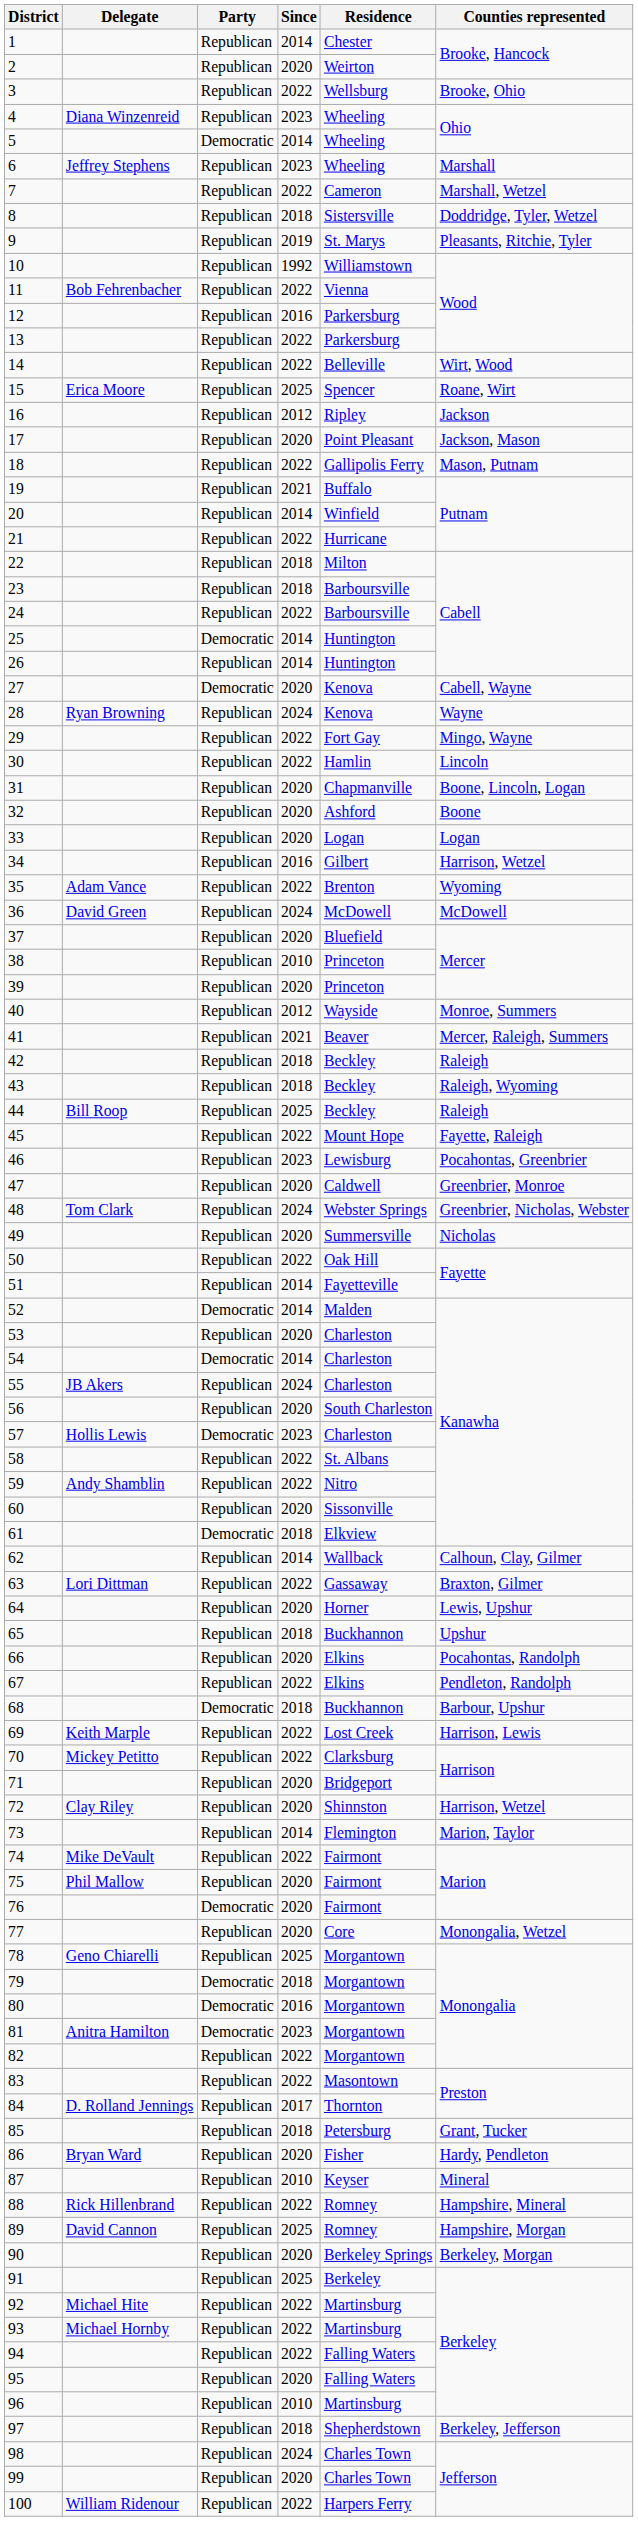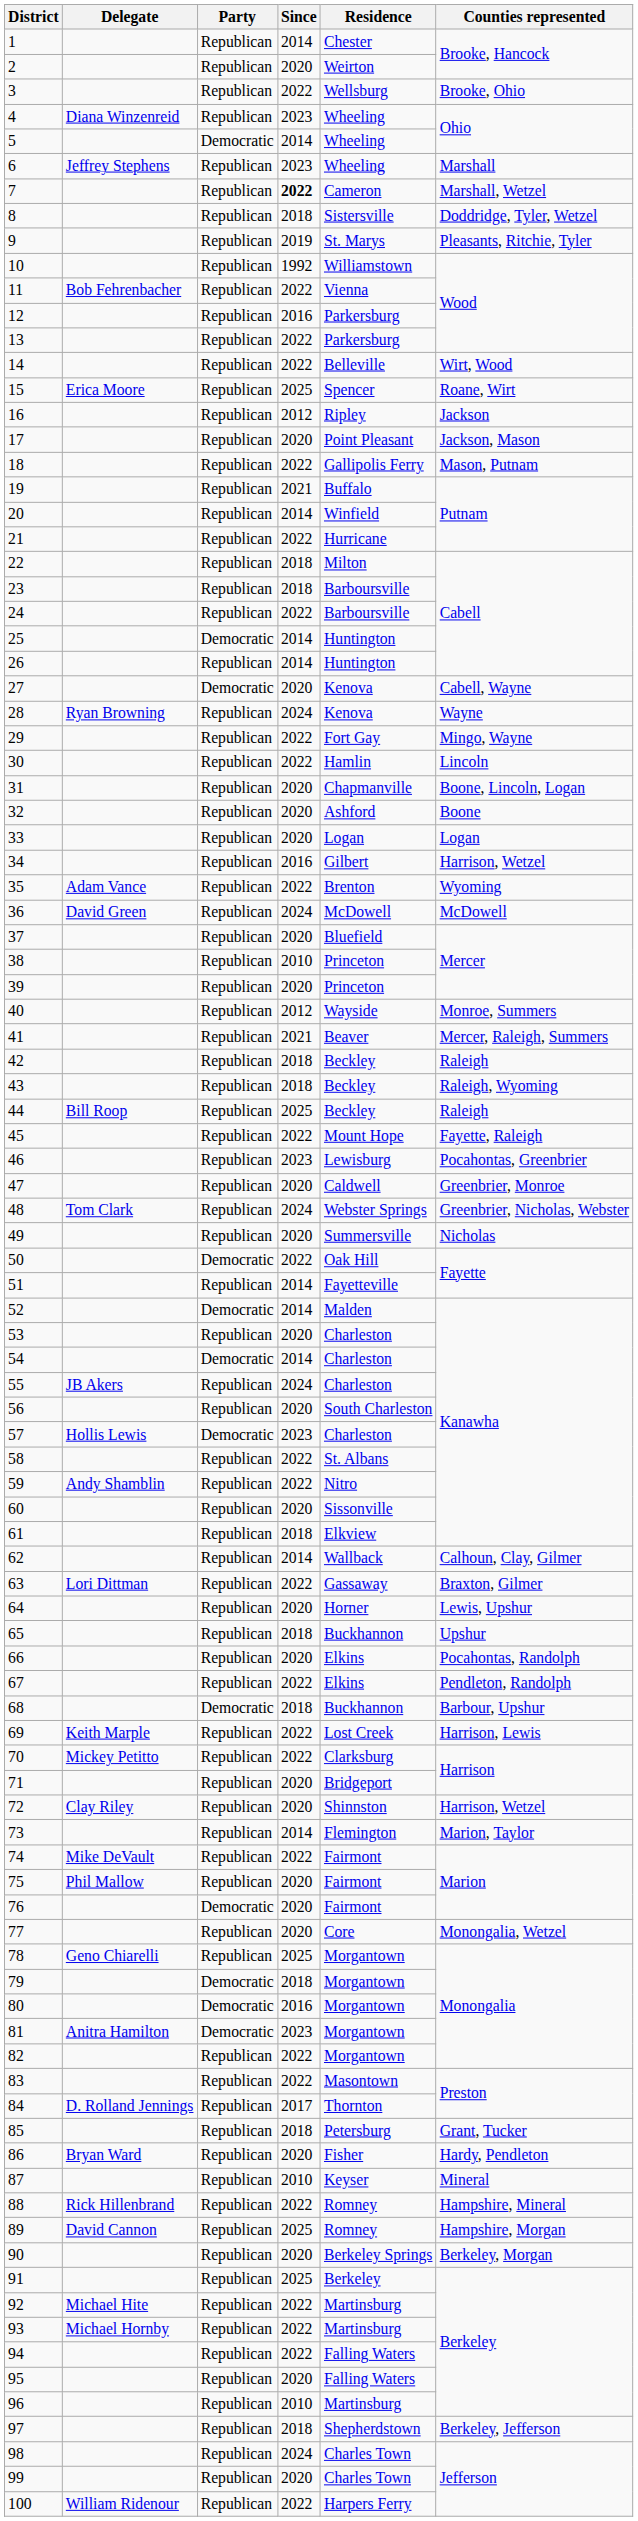(297, 191) normal -> (297, 191) bold
(236, 1260) Republican -> (237, 1260) Democratic
(237, 1533) Democratic -> (236, 1533) Republican
